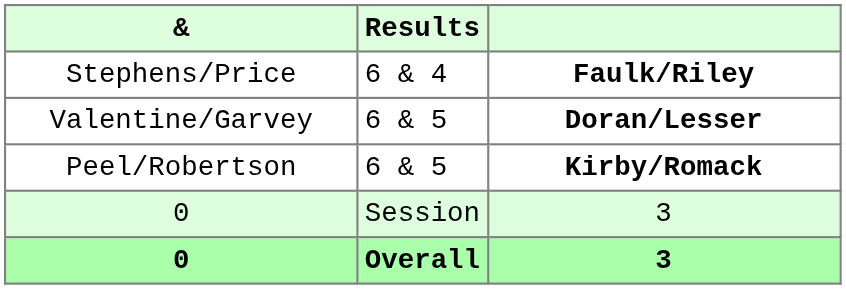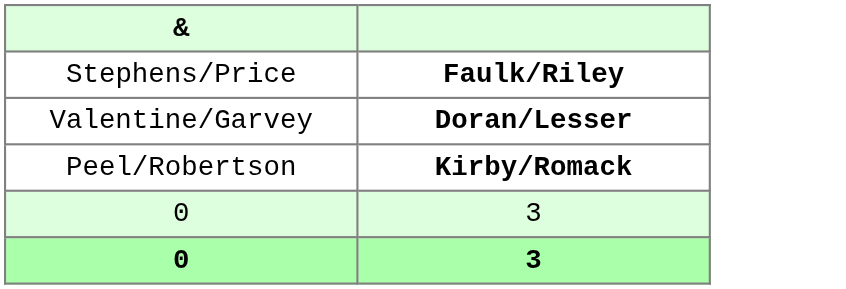- column: (422, 28)
